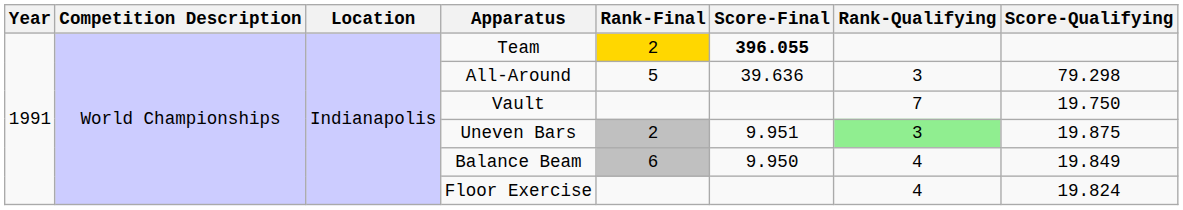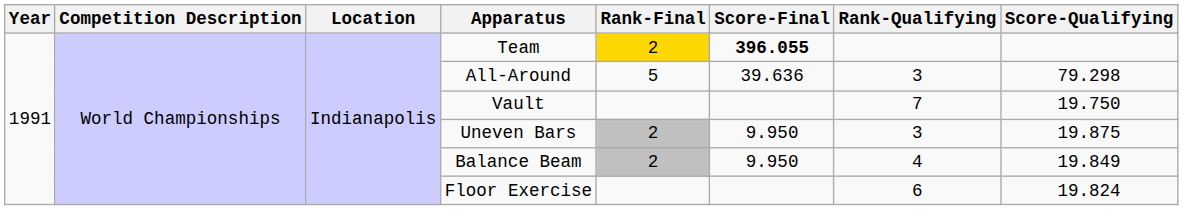(772, 133) 9.951 -> (772, 133) 9.950
(917, 133) lightgreen background -> (917, 133) no background
(653, 162) 6 -> (653, 162) 2
(917, 191) 4 -> (917, 191) 6
